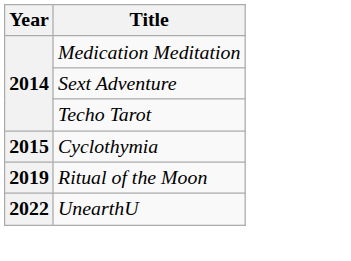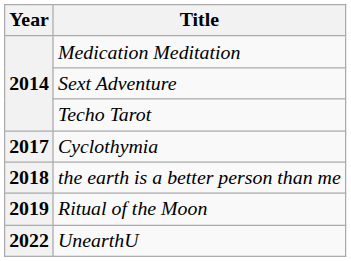(29, 146) 2015 -> (29, 146) 2017
+ row: (199, 177)
